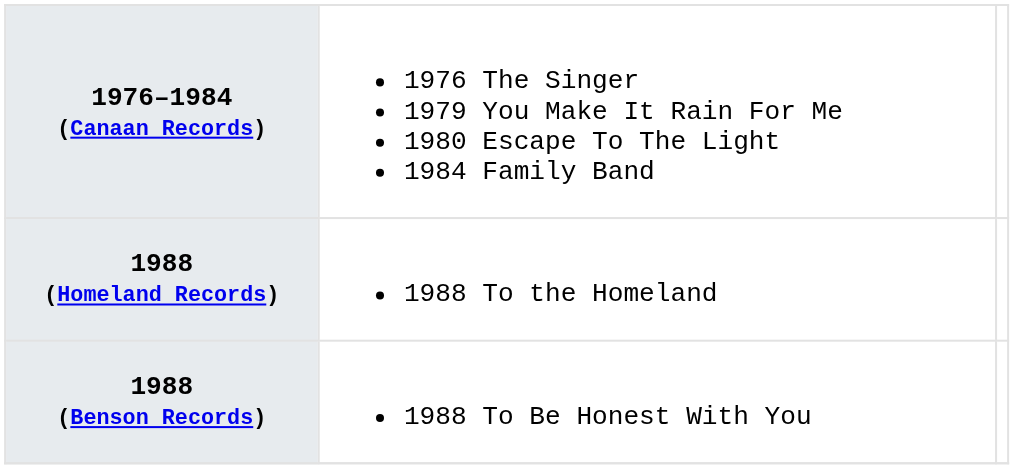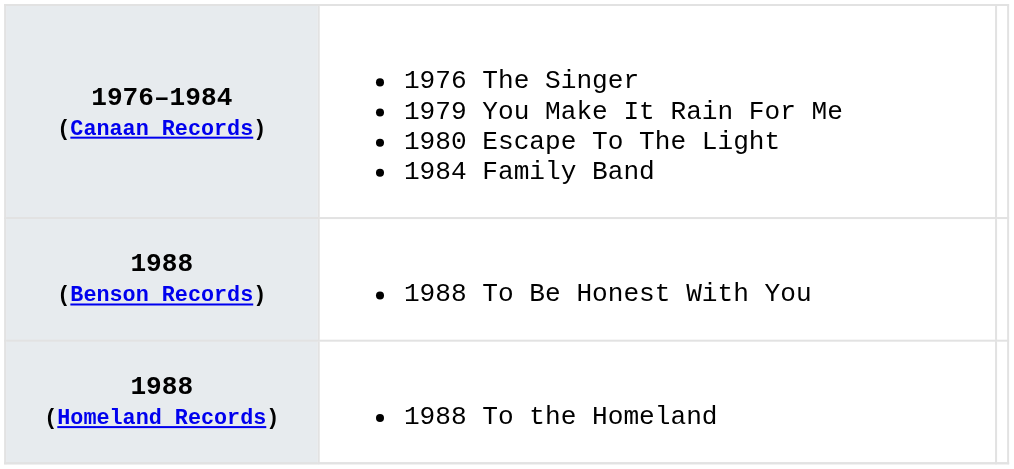rows swapped: (162, 401) <-> (162, 278)
